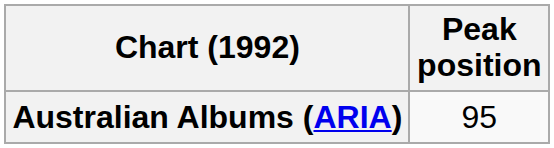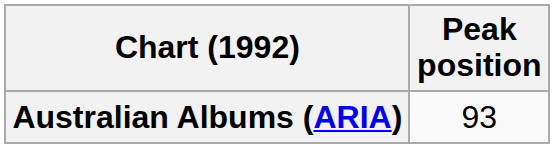(479, 116) 95 -> (479, 116) 93
